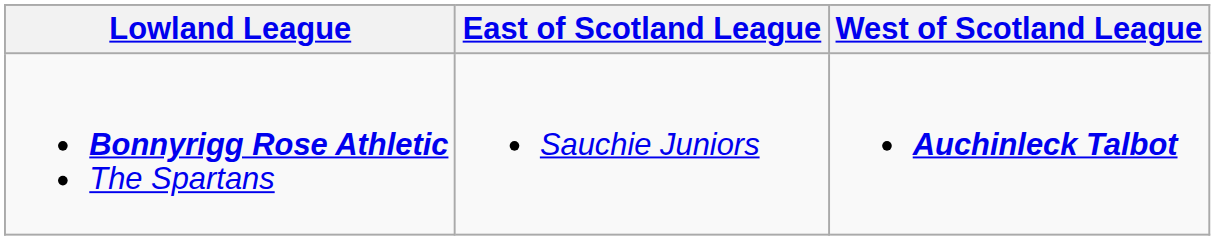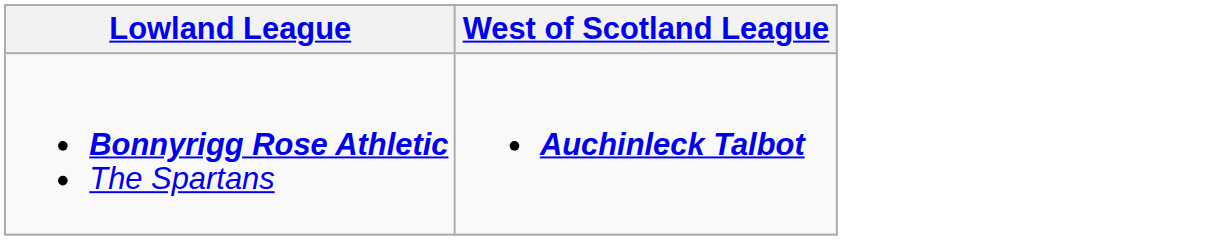- column: (642, 28)
